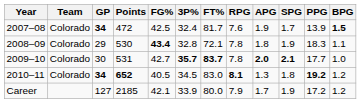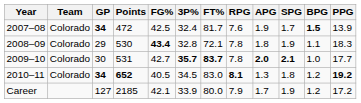columns swapped: (343, 12) <-> (317, 12)
